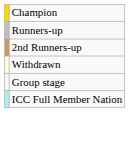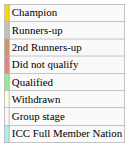+ row: (45, 64)
+ row: (32, 82)
